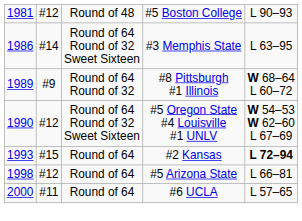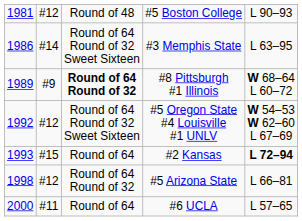(102, 84) normal -> (102, 84) bold
(20, 123) 1990 -> (20, 123) 1992
(102, 174) Round of 64 -> (102, 181) Round of 64 Round of 32
